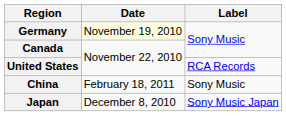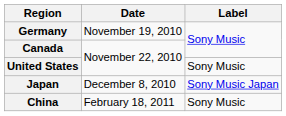(133, 31) lightyellow background -> (133, 31) no background
(221, 66) RCA Records -> (216, 66) Sony Music
rows swapped: (43, 102) <-> (43, 84)
